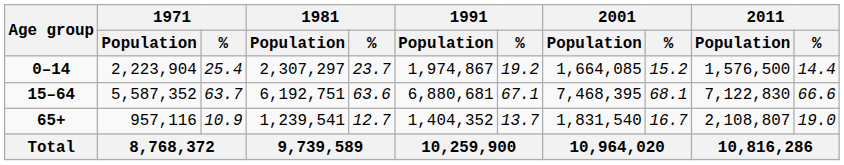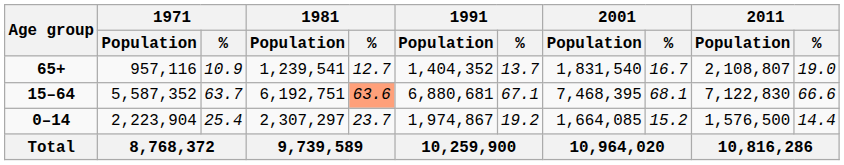rows swapped: (51, 69) <-> (51, 121)
(372, 95) no background -> (372, 95) lightsalmon background
